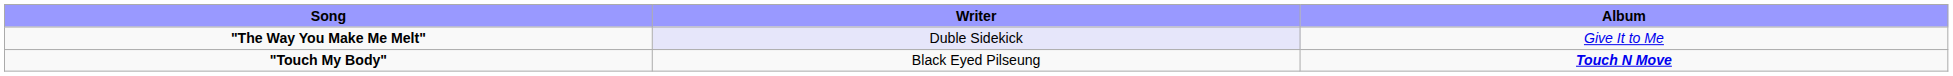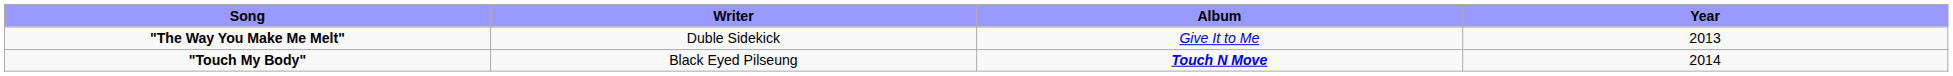+ column: (1705, 16)
(976, 38) lavender background -> (733, 38) no background
